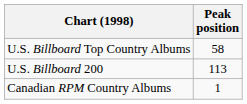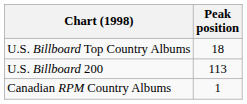(218, 48) 58 -> (218, 48) 18
